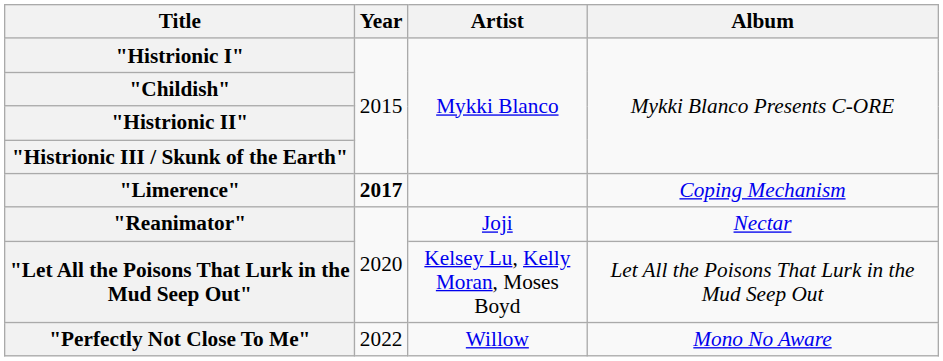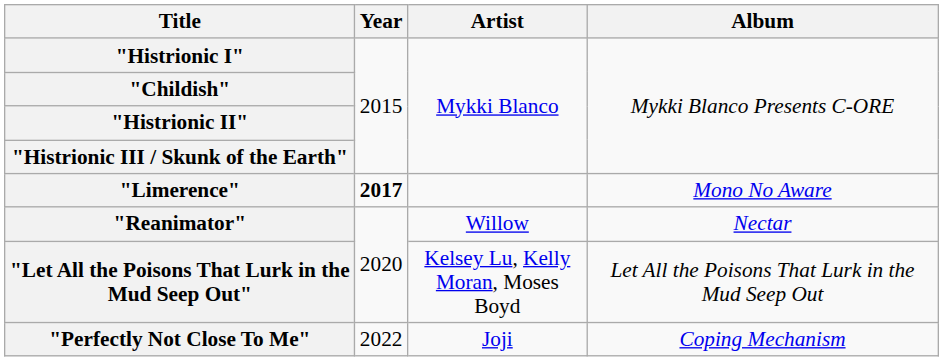(763, 190) Coping Mechanism -> (763, 190) Mono No Aware
(497, 223) Joji -> (497, 223) Willow
(497, 339) Willow -> (497, 339) Joji
(763, 339) Mono No Aware -> (763, 339) Coping Mechanism
